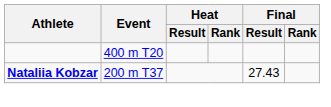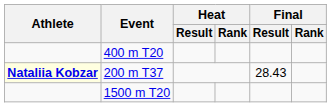(53, 73) no background -> (53, 73) lightyellow background
(264, 73) 27.43 -> (271, 73) 28.43
+ row: (137, 93)
